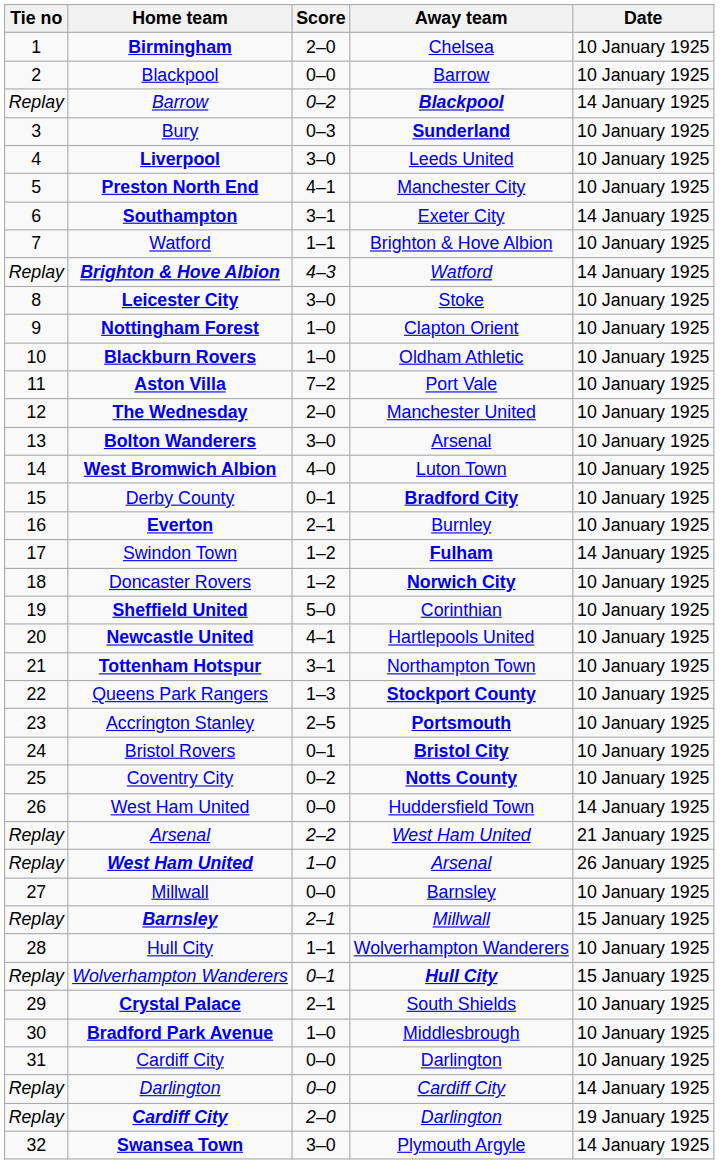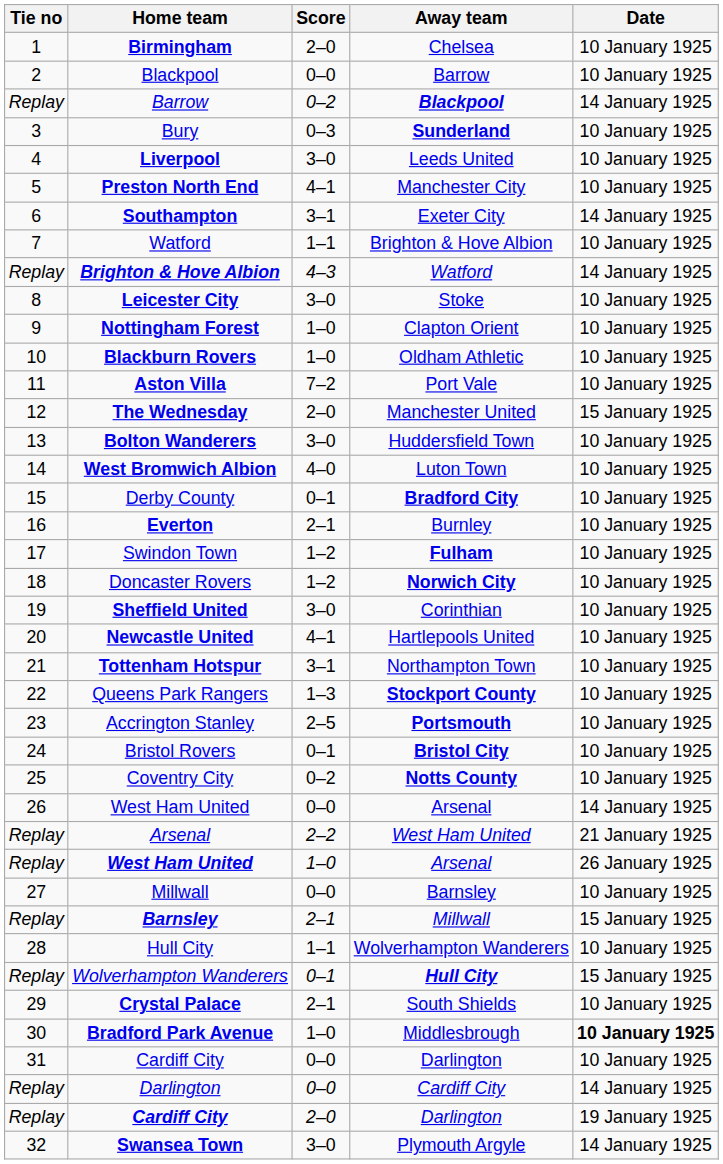(643, 412) 10 January 1925 -> (646, 412) 15 January 1925
(461, 441) Arsenal -> (461, 441) Huddersfield Town
(643, 553) 14 January 1925 -> (646, 553) 10 January 1925
(321, 610) 5–0 -> (321, 610) 3–0
(461, 807) Huddersfield Town -> (461, 807) Arsenal
(643, 1032) normal -> (646, 1032) bold
